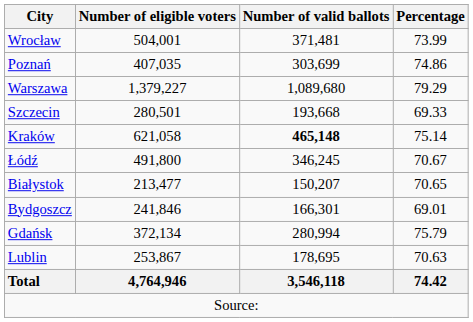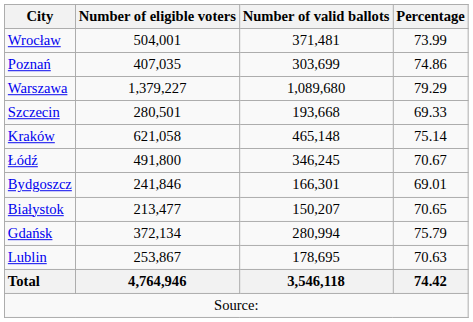(316, 137) bold -> (316, 137) normal
rows swapped: (40, 209) <-> (36, 185)
